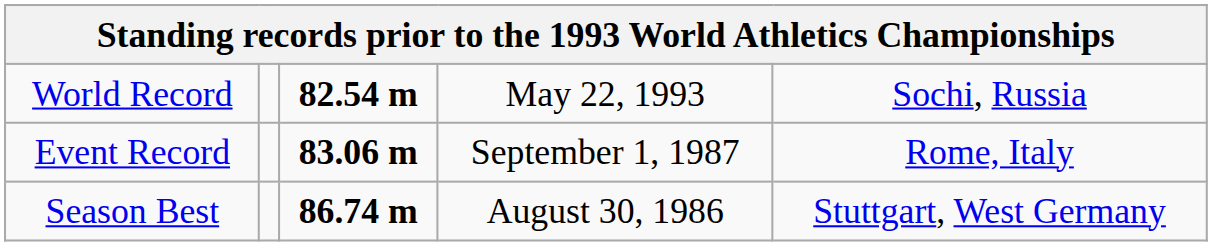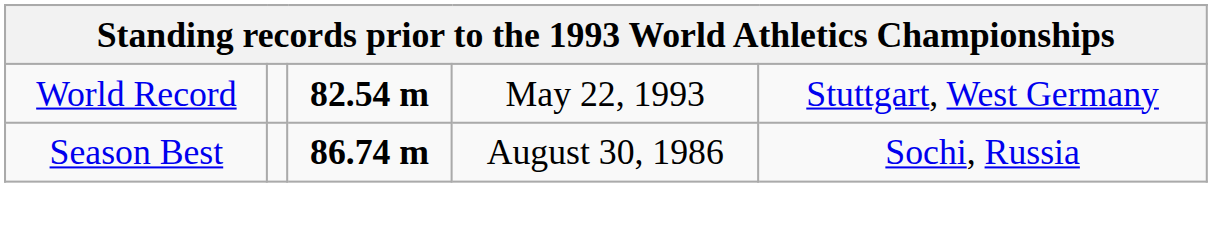(990, 92) Sochi, Russia -> (983, 92) Stuttgart, West Germany
- row: (132, 151)
(990, 210) Stuttgart, West Germany -> (983, 151) Sochi, Russia
